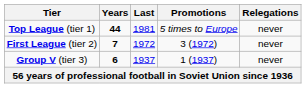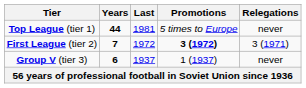(199, 44) normal -> (199, 44) bold
(270, 44) never -> (270, 44) 3 (1971)
